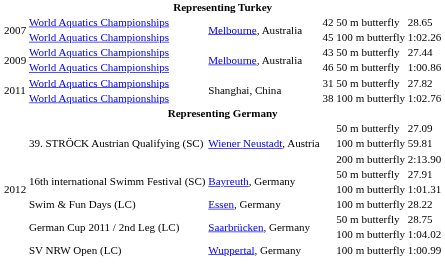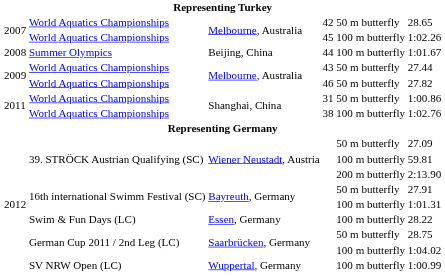+ row: (240, 52)
(424, 68) 1:00.86 -> (420, 83) 27.82
(420, 83) 27.82 -> (424, 98) 1:00.86
